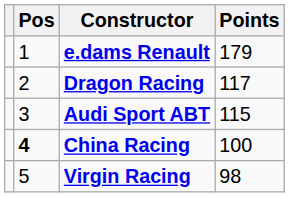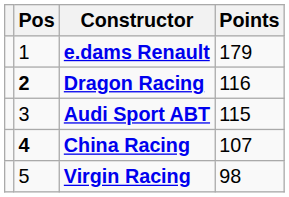(24, 83) normal -> (24, 83) bold
(235, 83) 117 -> (235, 83) 116
(236, 146) 100 -> (236, 146) 107
